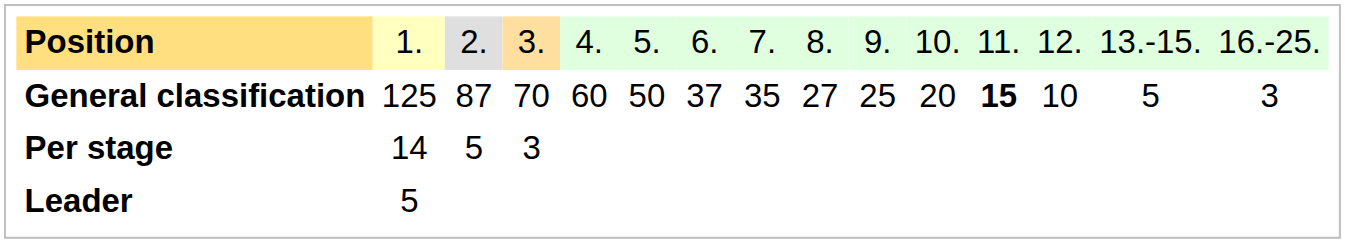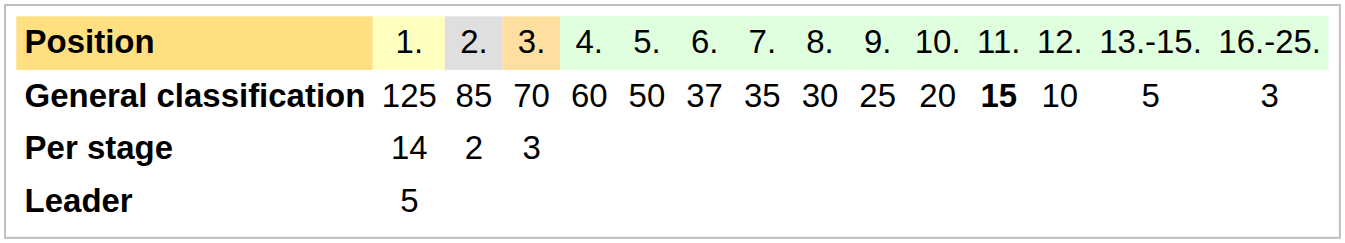(474, 95) 87 -> (474, 95) 85
(820, 95) 27 -> (820, 95) 30
(474, 148) 5 -> (474, 148) 2
